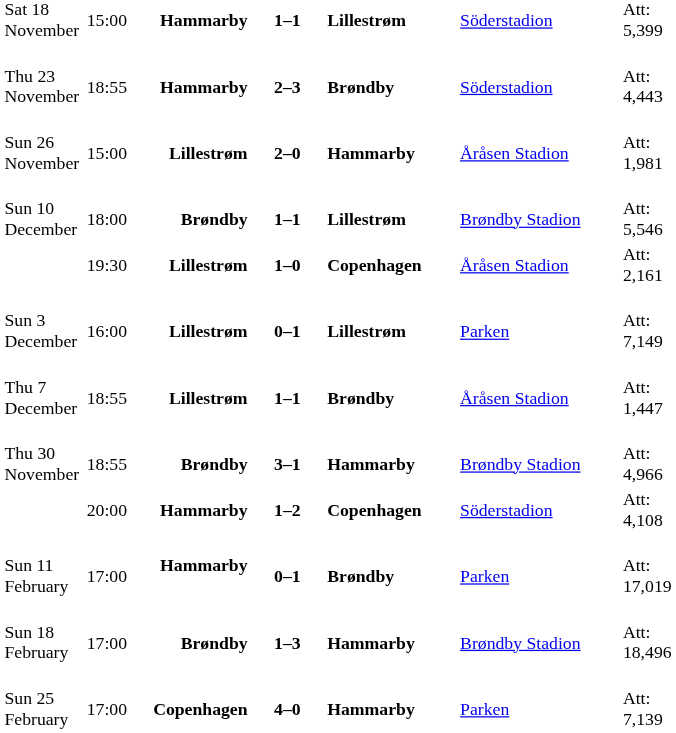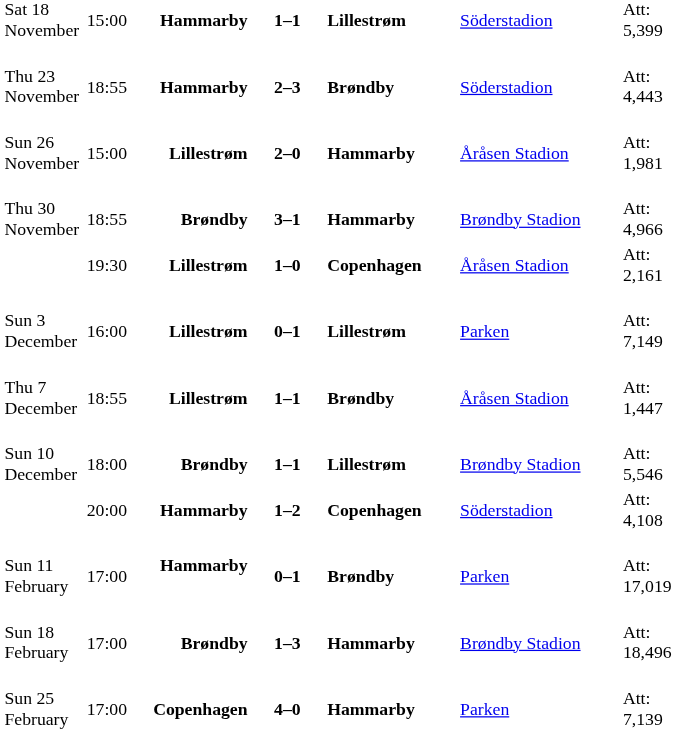rows swapped: (42, 463) <-> (41, 219)
